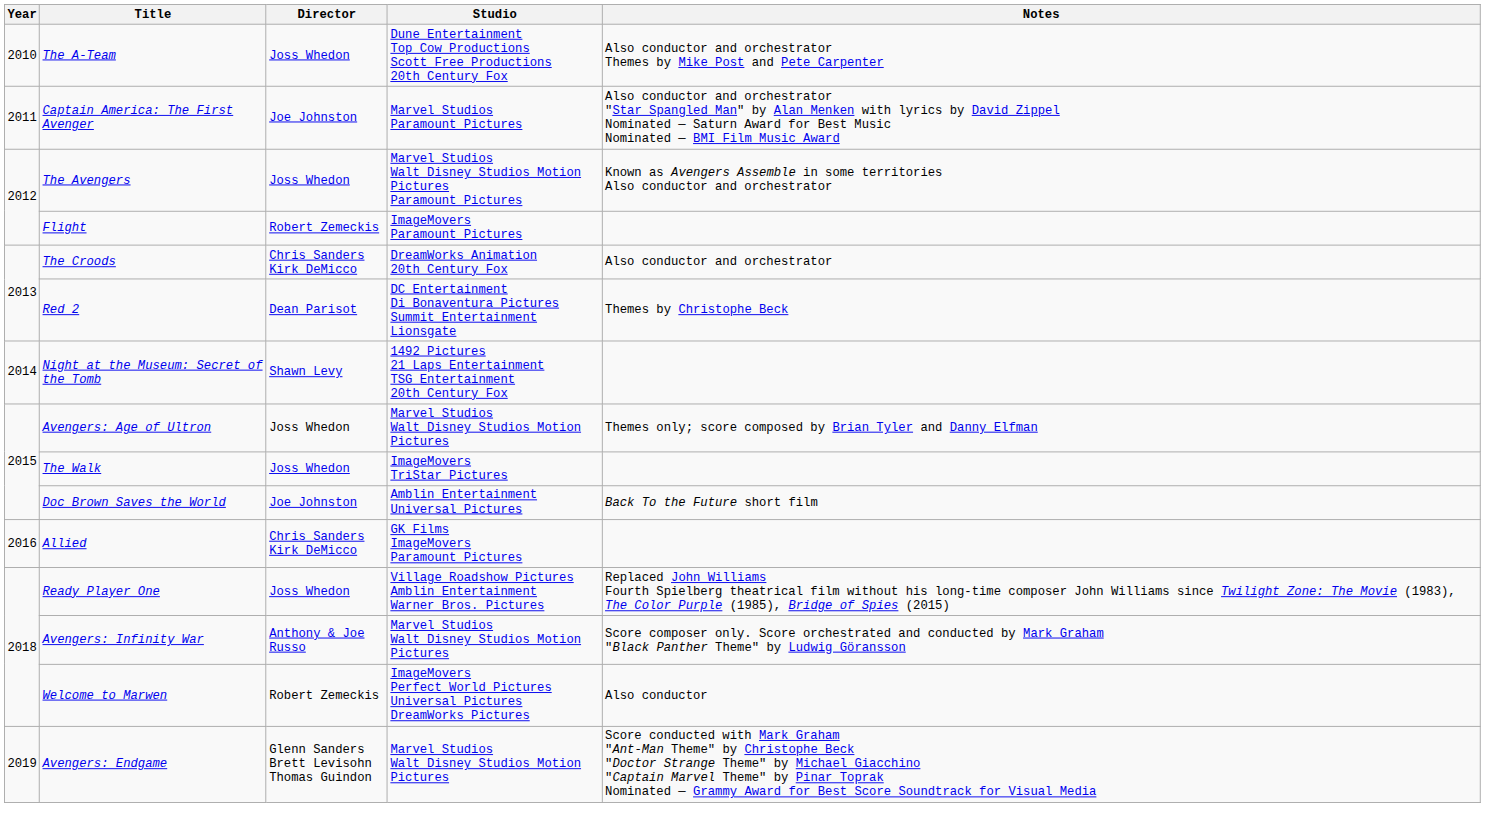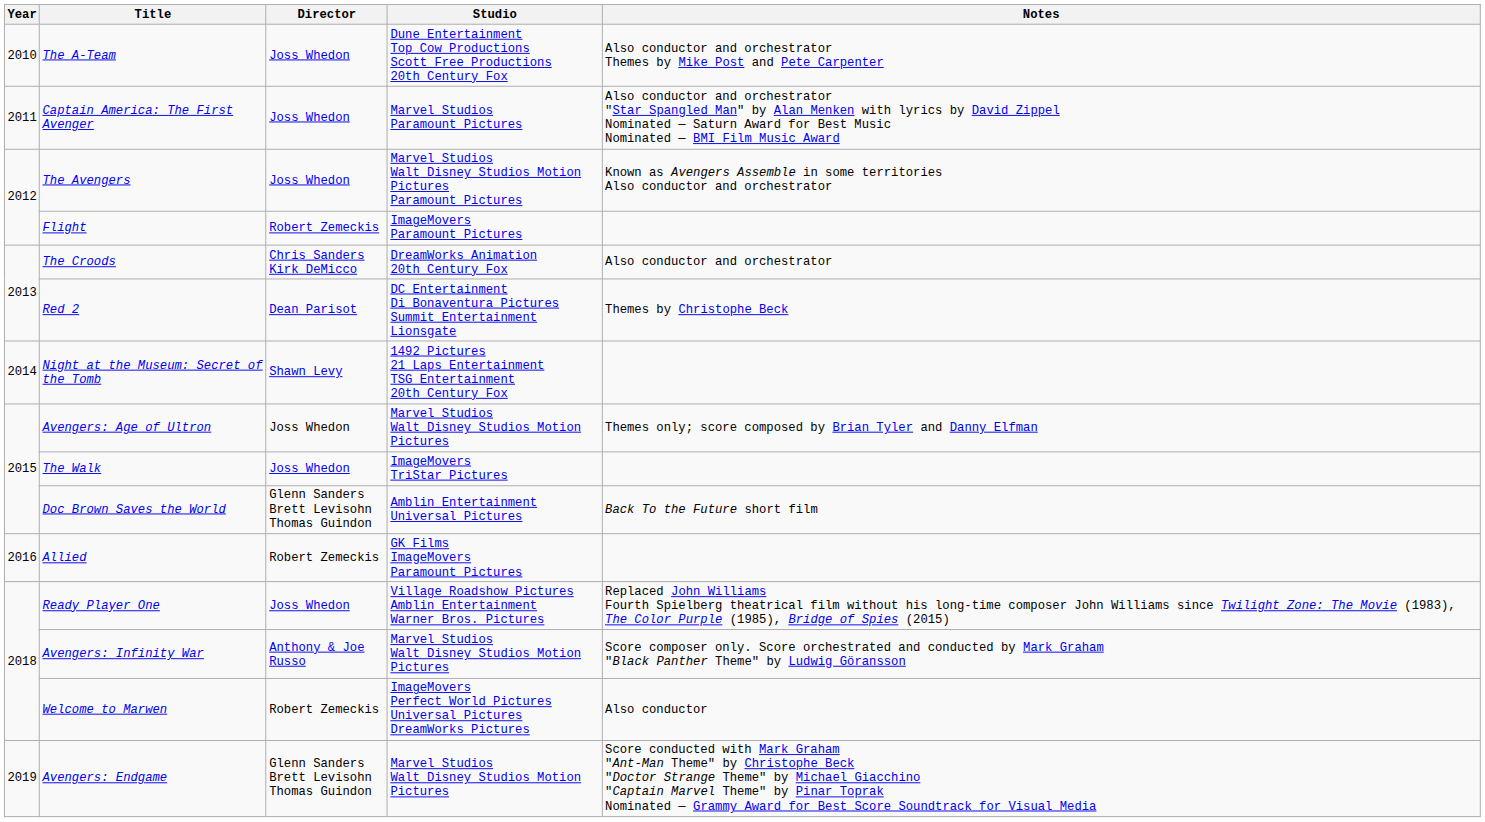(313, 118) Joe Johnston -> (309, 118) Joss Whedon
(313, 503) Joe Johnston -> (320, 510) Glenn Sanders Brett Levisohn Thomas Guindon
(317, 544) Chris Sanders Kirk DeMicco -> (324, 558) Robert Zemeckis
